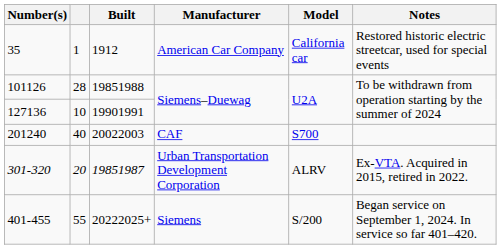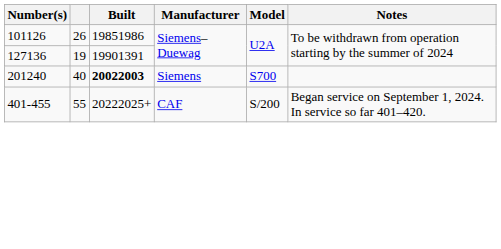- row: (14, 49)
(80, 87) 28 -> (80, 35) 26
(118, 87) 19851988 -> (118, 35) 19851986
(80, 112) 10 -> (80, 55) 19
(118, 112) 19901991 -> (118, 55) 19901391
(118, 134) normal -> (118, 76) bold
(170, 134) CAF -> (179, 76) Siemens
- row: (29, 169)
(179, 219) Siemens -> (170, 104) CAF
